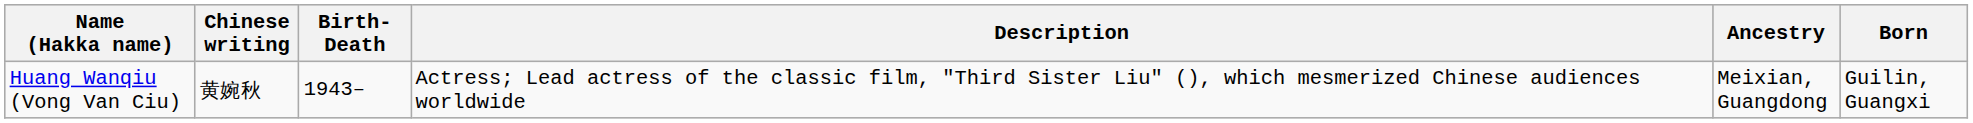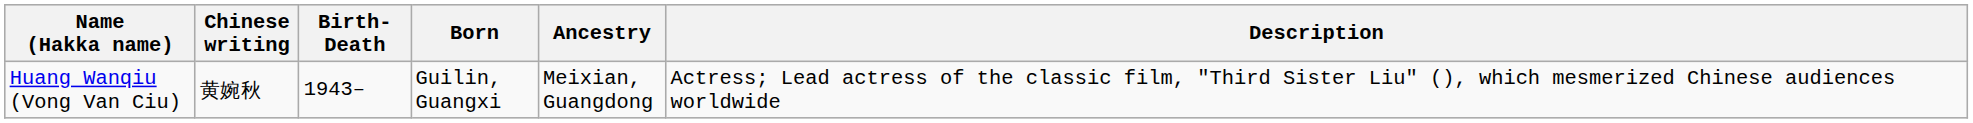columns swapped: (1904, 33) <-> (1062, 33)
